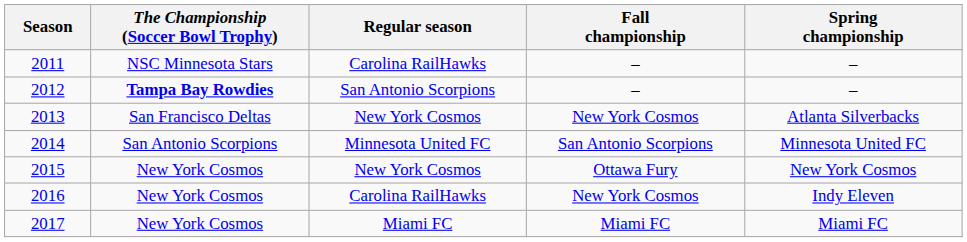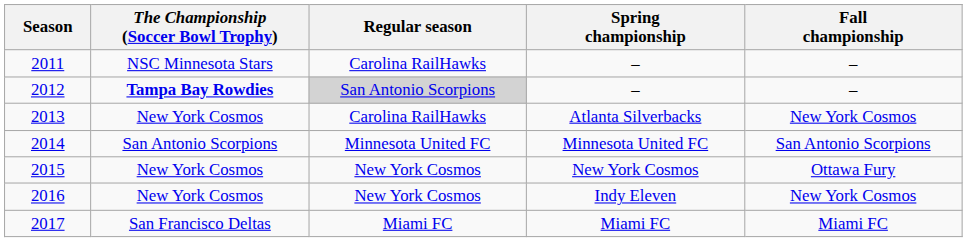columns swapped: (853, 27) <-> (635, 27)
(418, 90) no background -> (418, 90) lightgrey background
(200, 116) San Francisco Deltas -> (200, 116) New York Cosmos
(418, 116) New York Cosmos -> (418, 116) Carolina RailHawks
(418, 196) Carolina RailHawks -> (418, 196) New York Cosmos
(200, 223) New York Cosmos -> (200, 223) San Francisco Deltas
